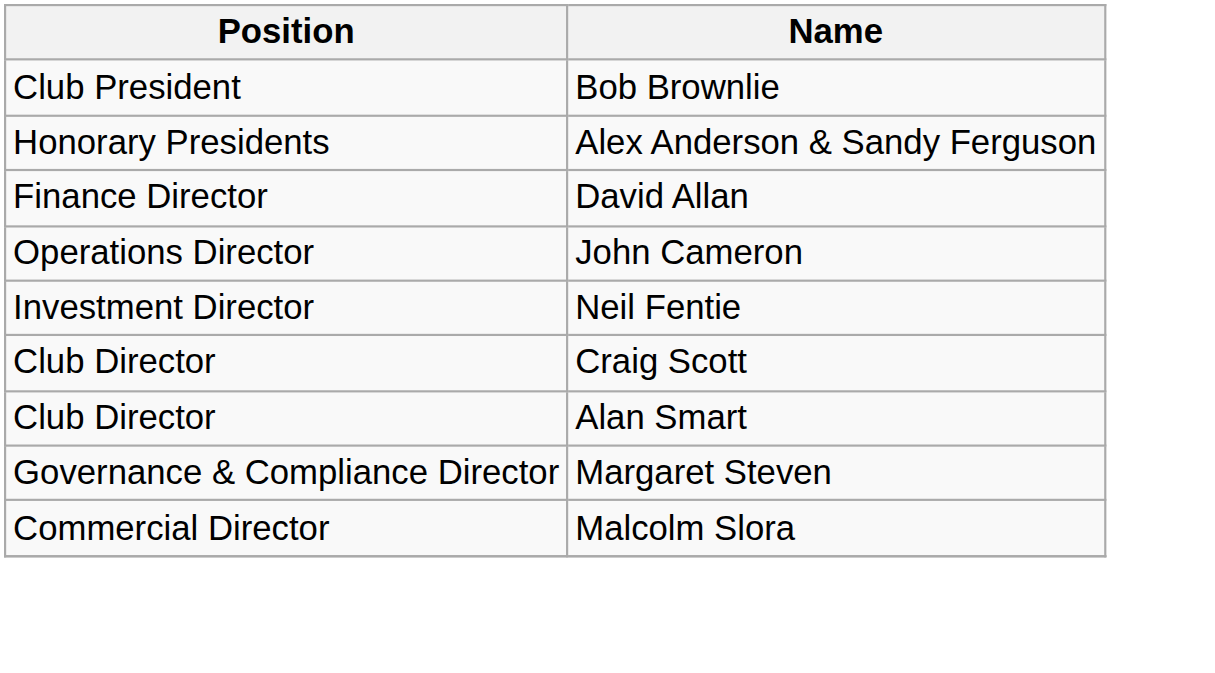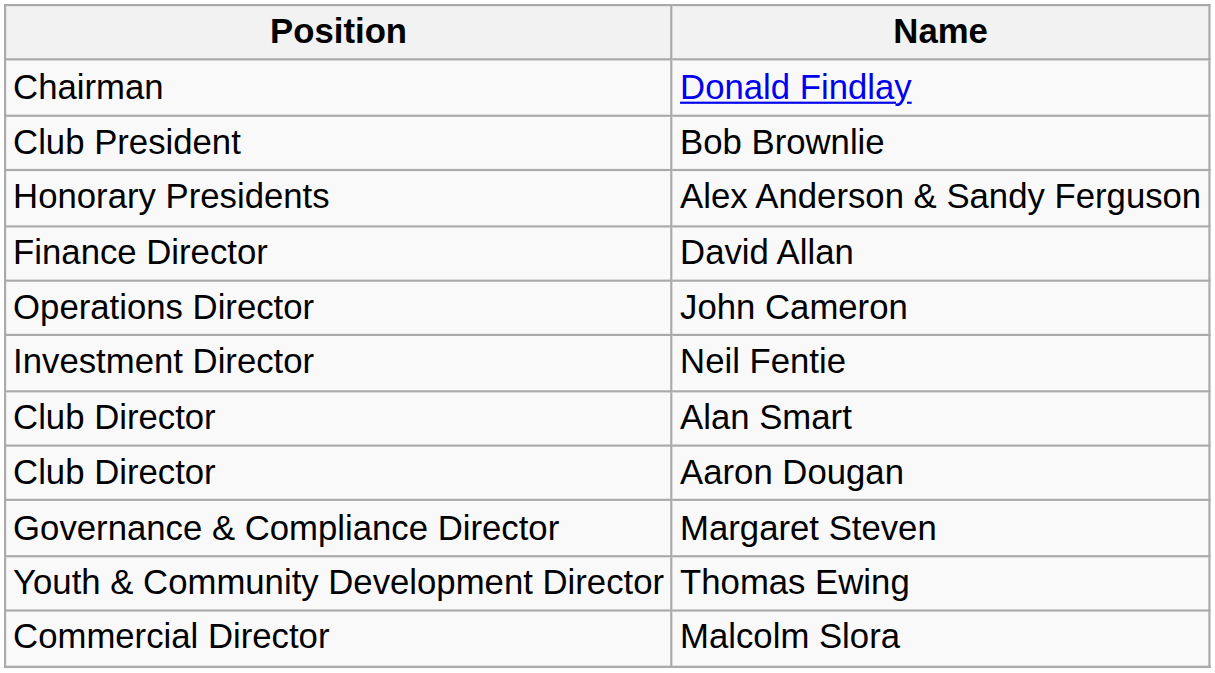+ row: (796, 87)
- row: (661, 362)
+ row: (792, 472)
+ row: (795, 582)
